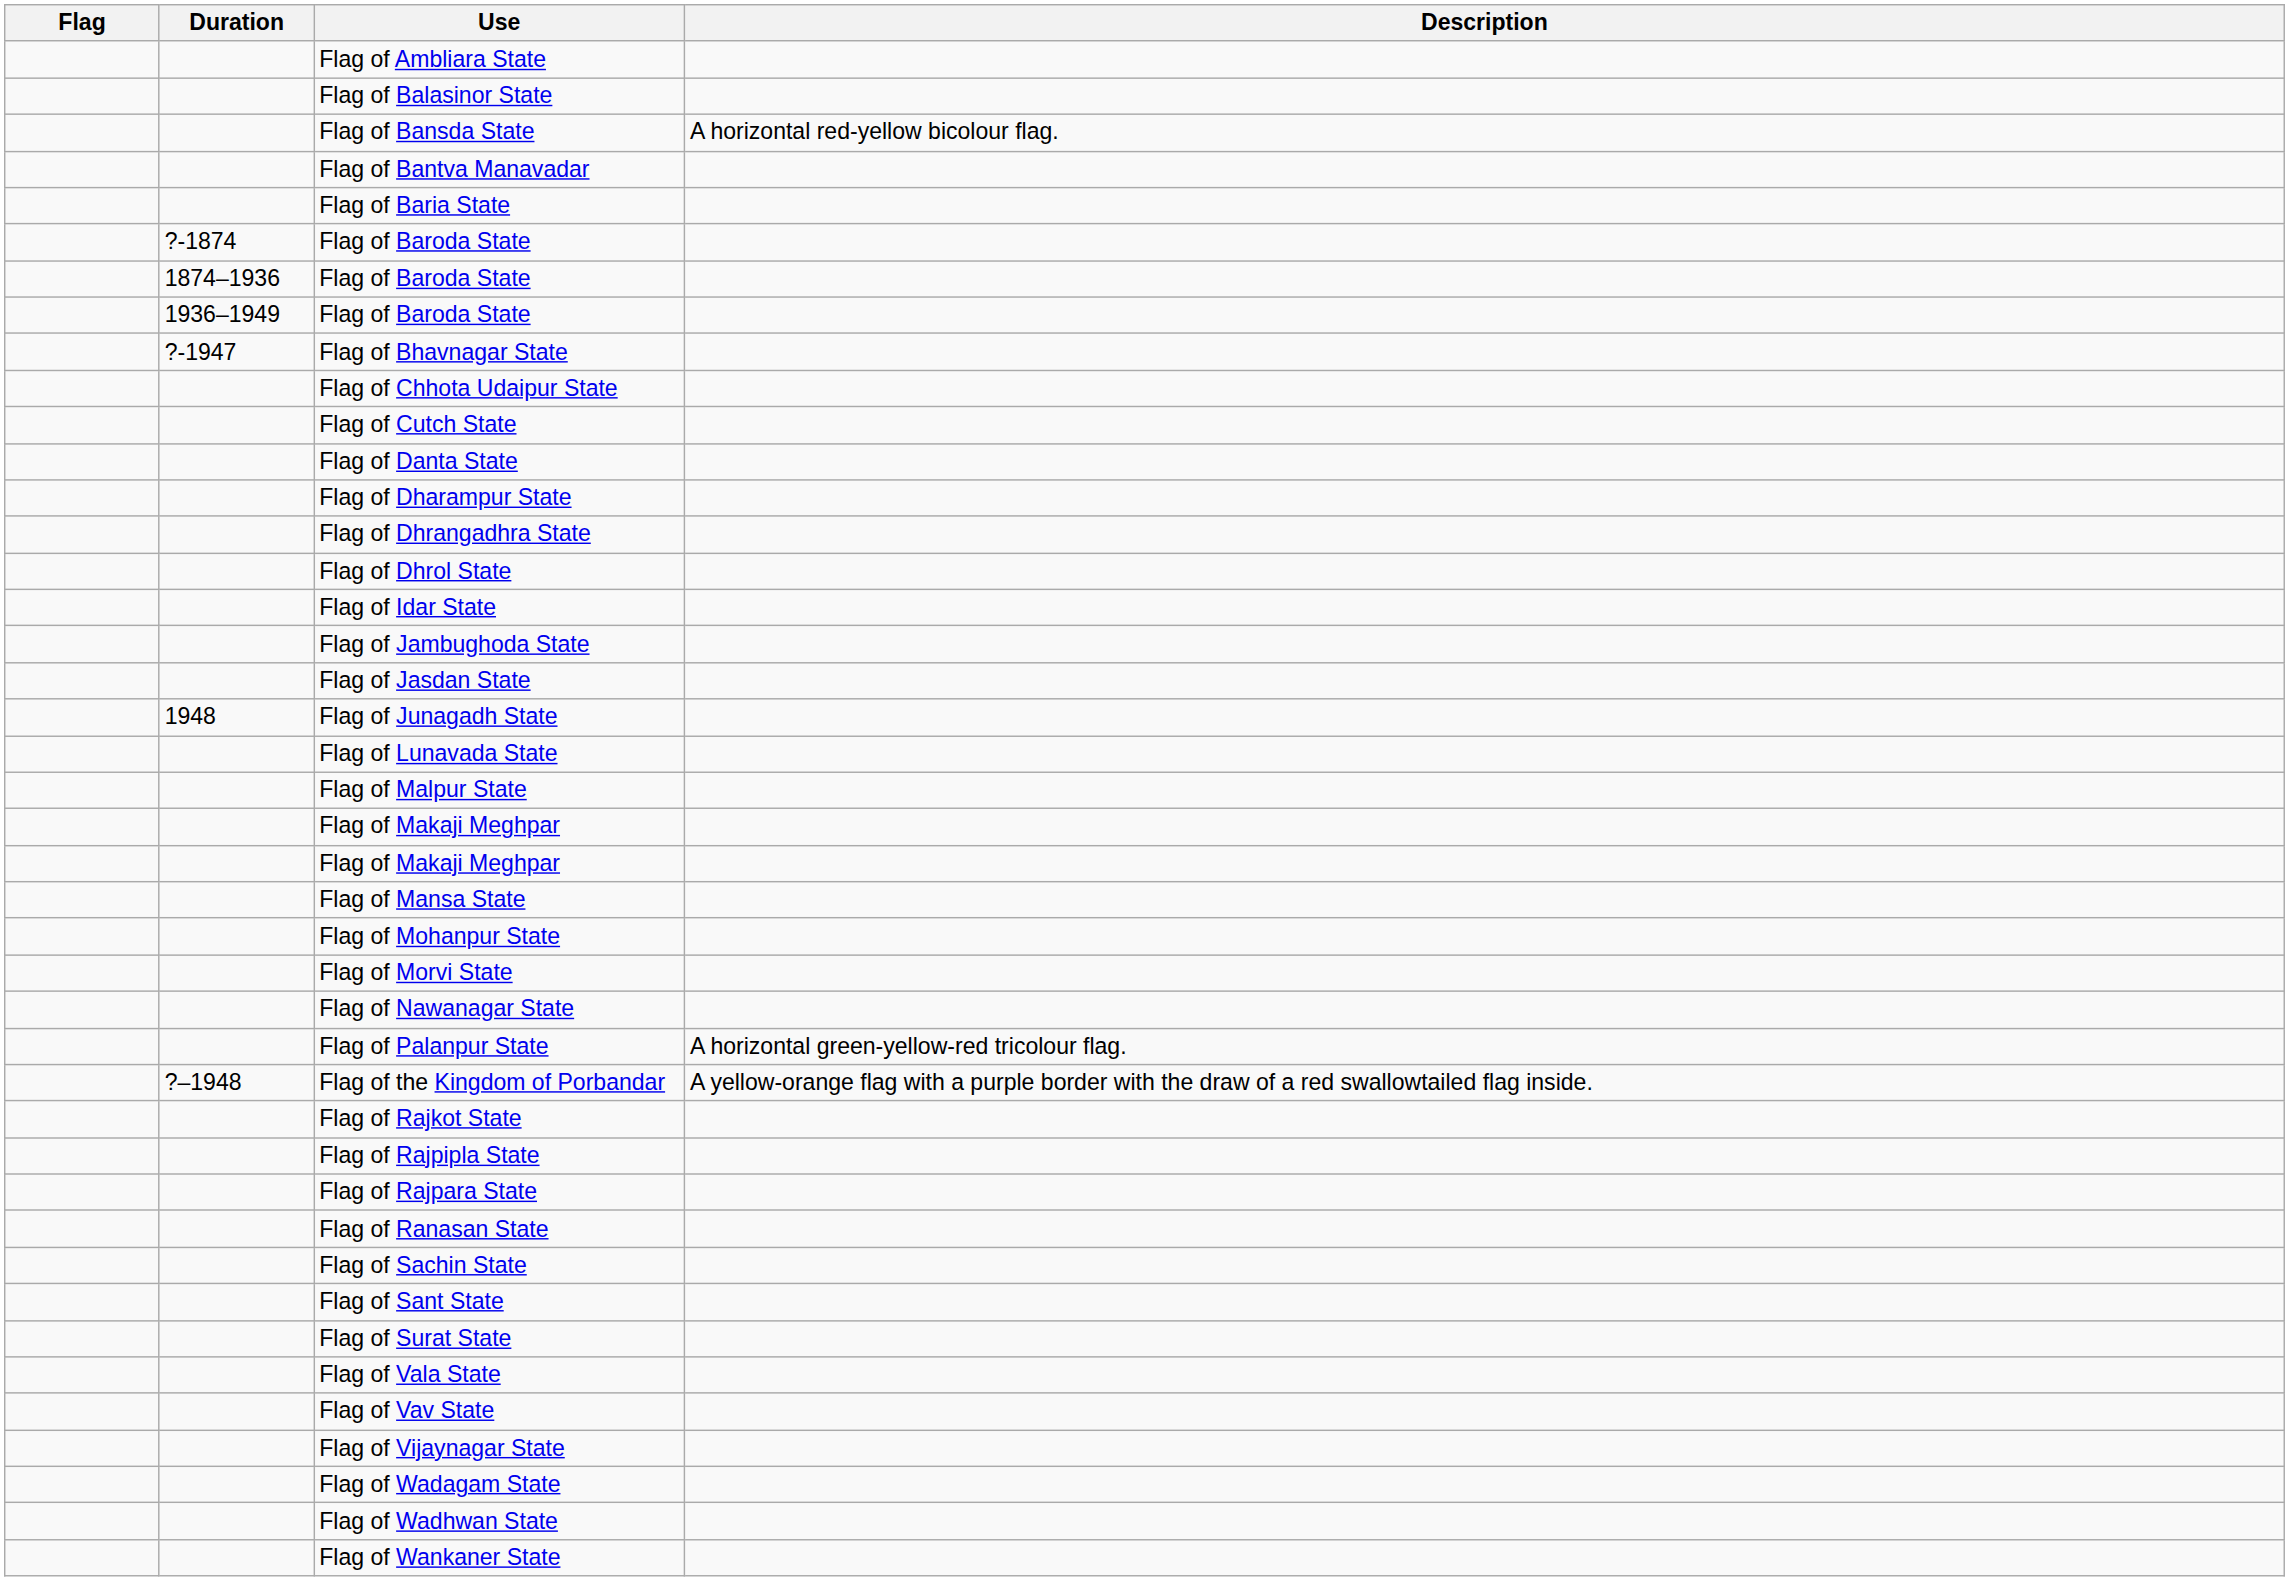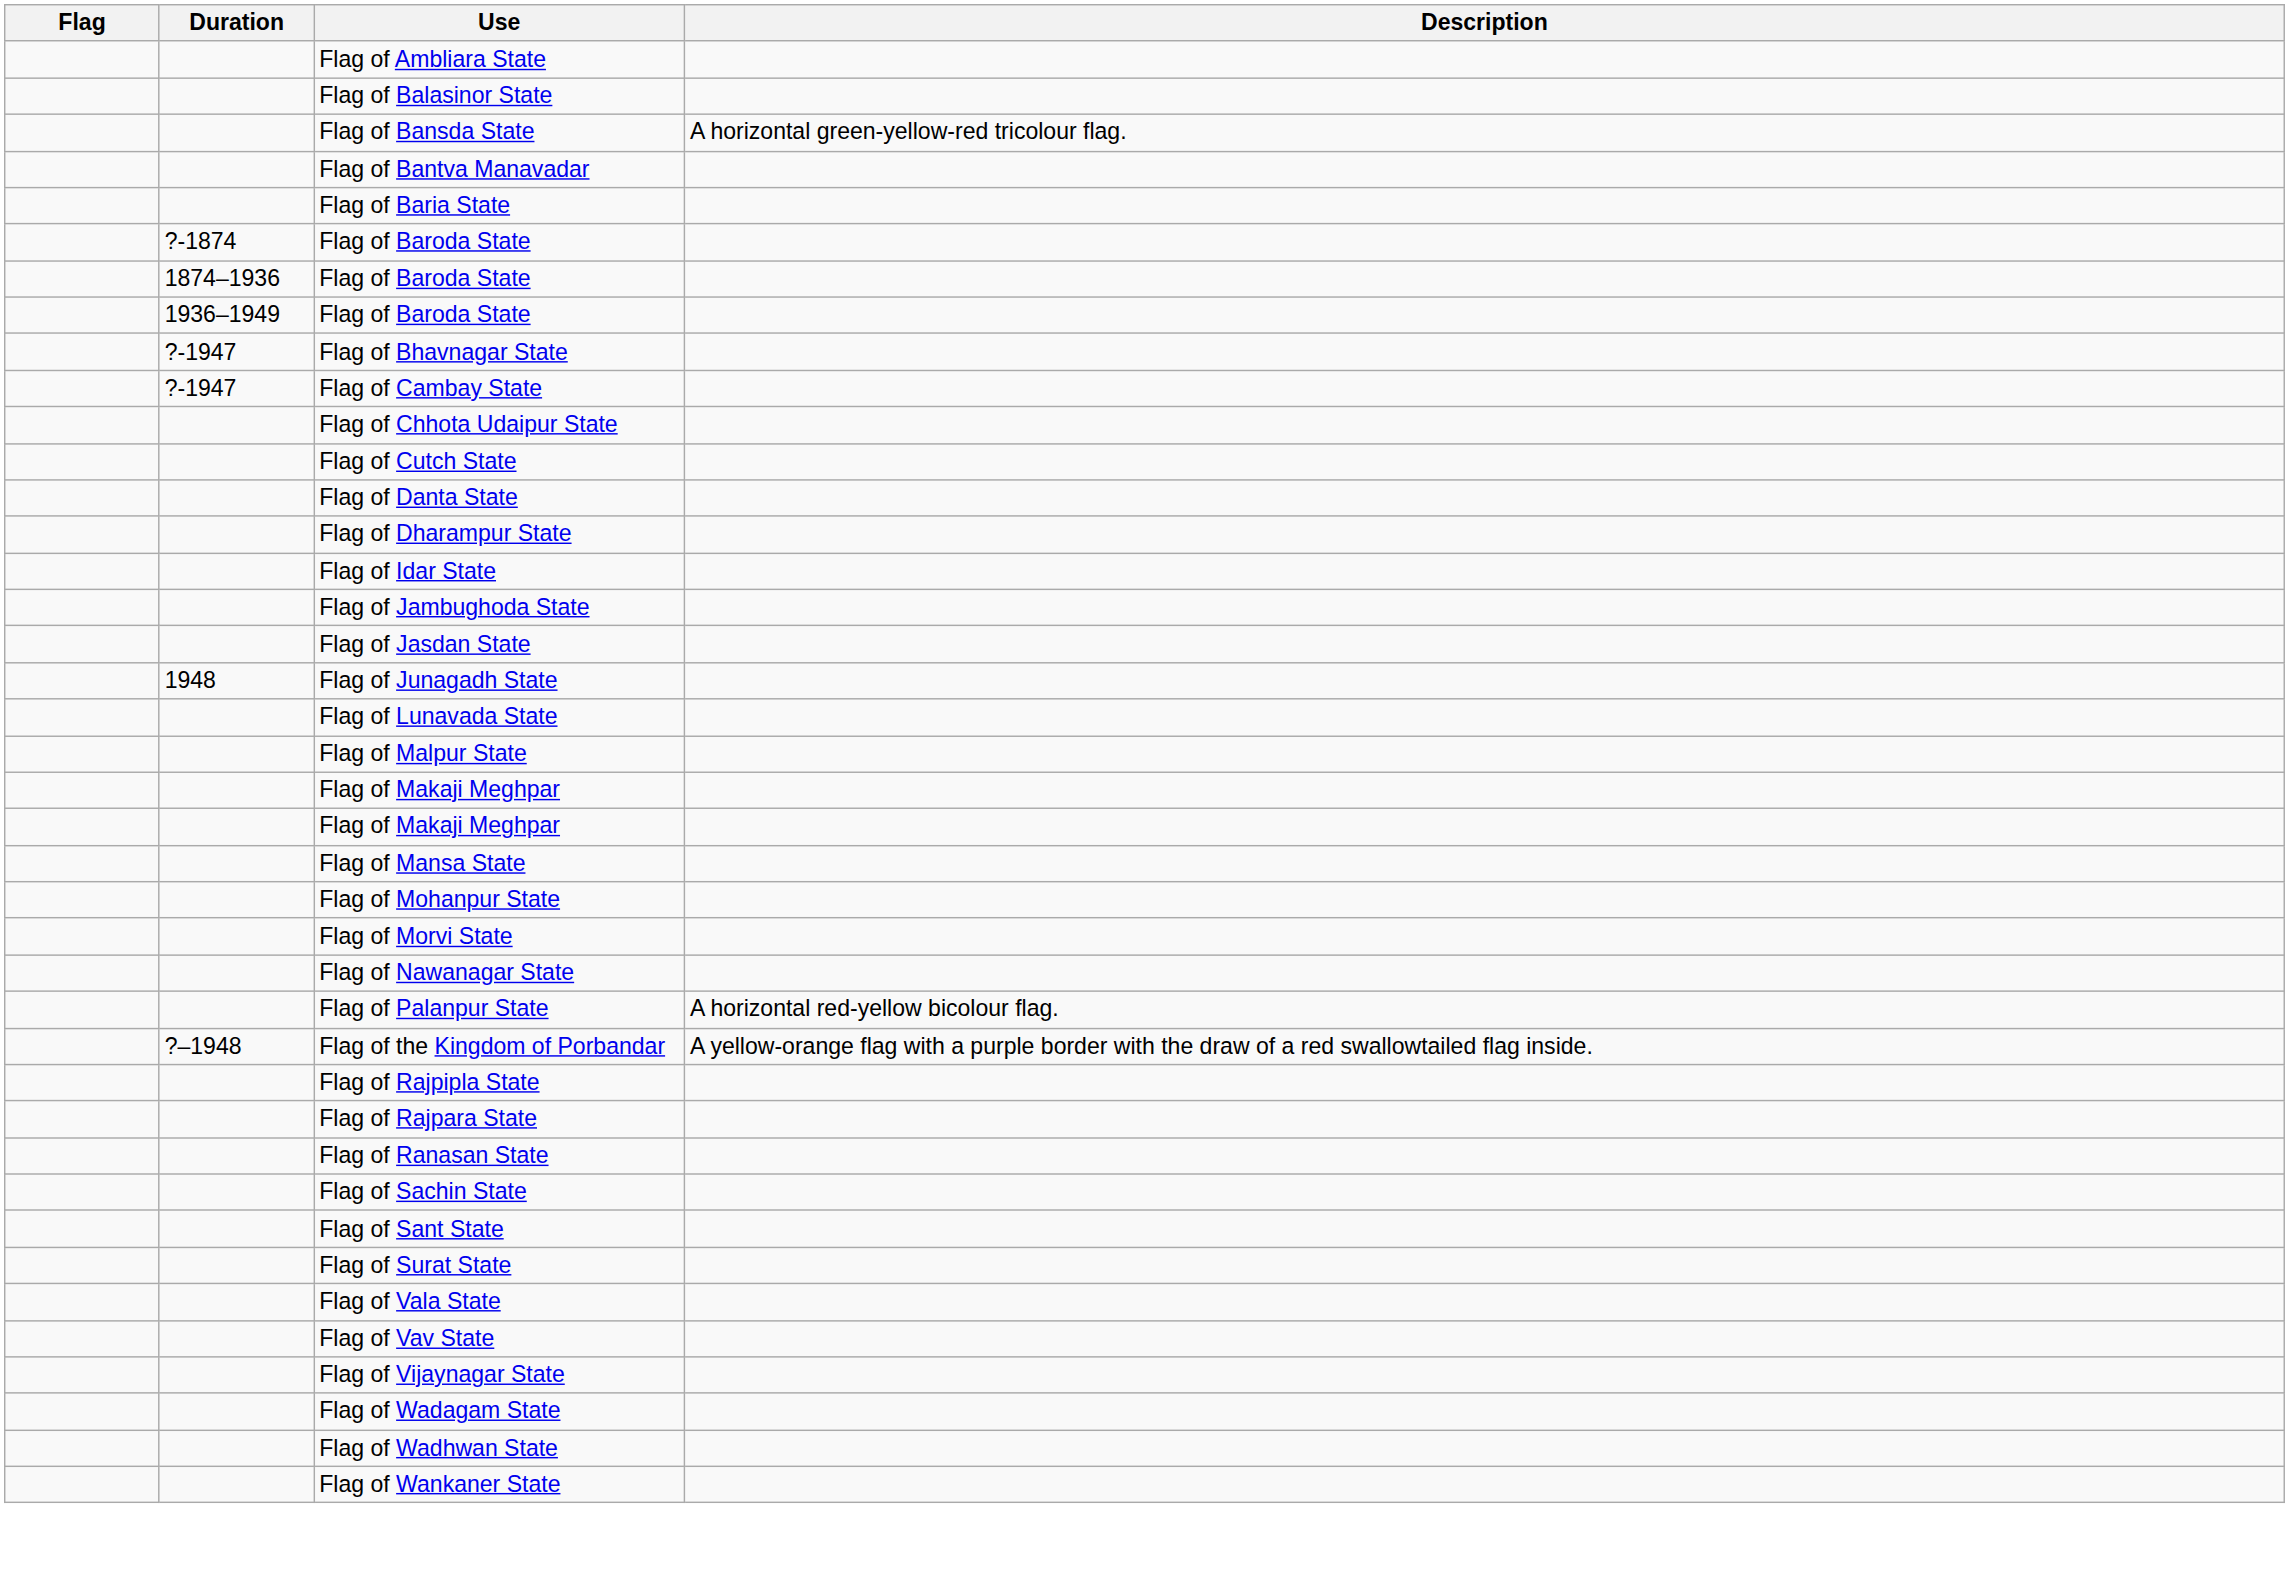(874, 132) A horizontal red-yellow bicolour flag. -> (908, 132) A horizontal green-yellow-red tricolour flag.
+ row: (201, 388)
- row: (237, 535)
- row: (237, 571)
(908, 1045) A horizontal green-yellow-red tricolour flag. -> (874, 1009) A horizontal red-yellow bicolour flag.
- row: (237, 1119)
